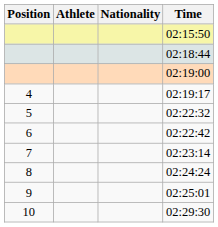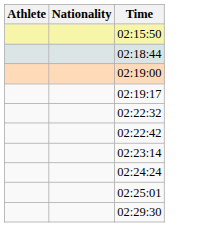- column: (29, 14)
